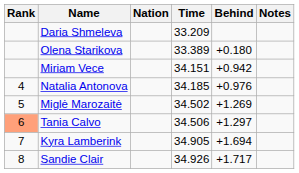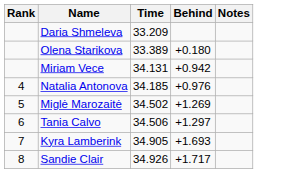- column: (151, 13)
(192, 68) 34.151 -> (151, 68) 34.131
(21, 123) lightsalmon background -> (21, 123) no background
(234, 141) +1.694 -> (193, 141) +1.693
